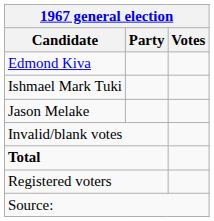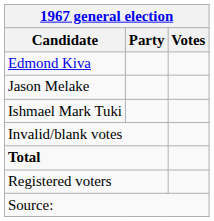rows swapped: (49, 110) <-> (65, 87)
